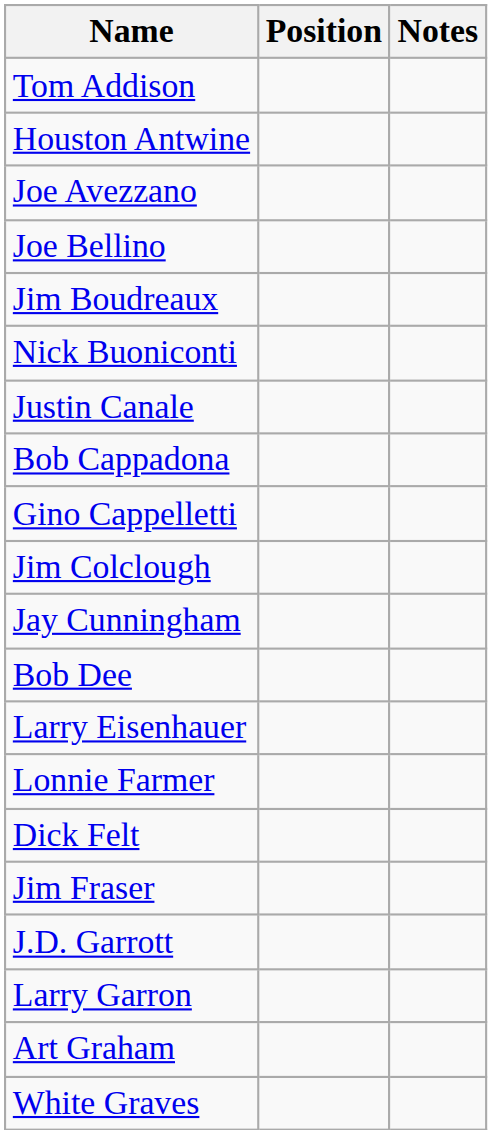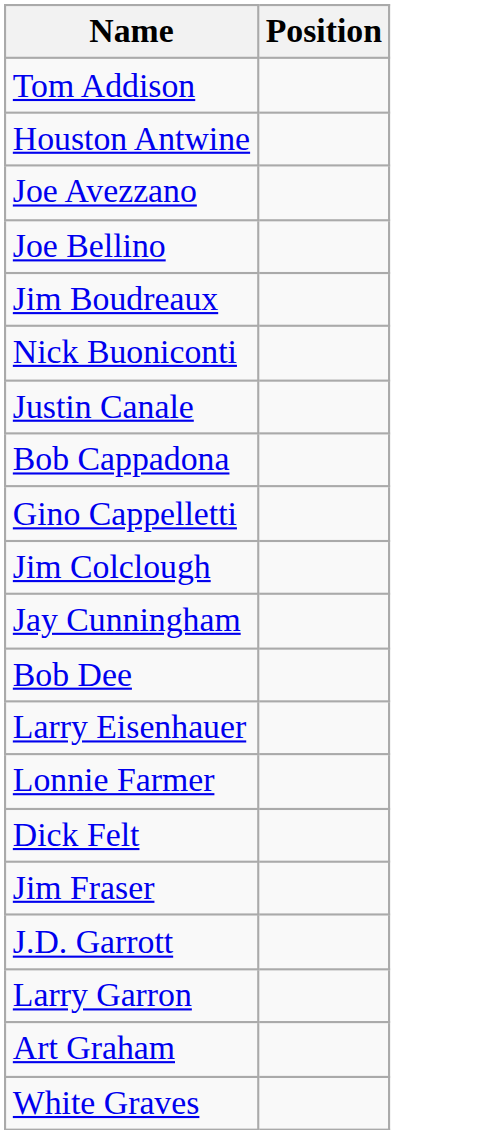- column: (438, 31)
